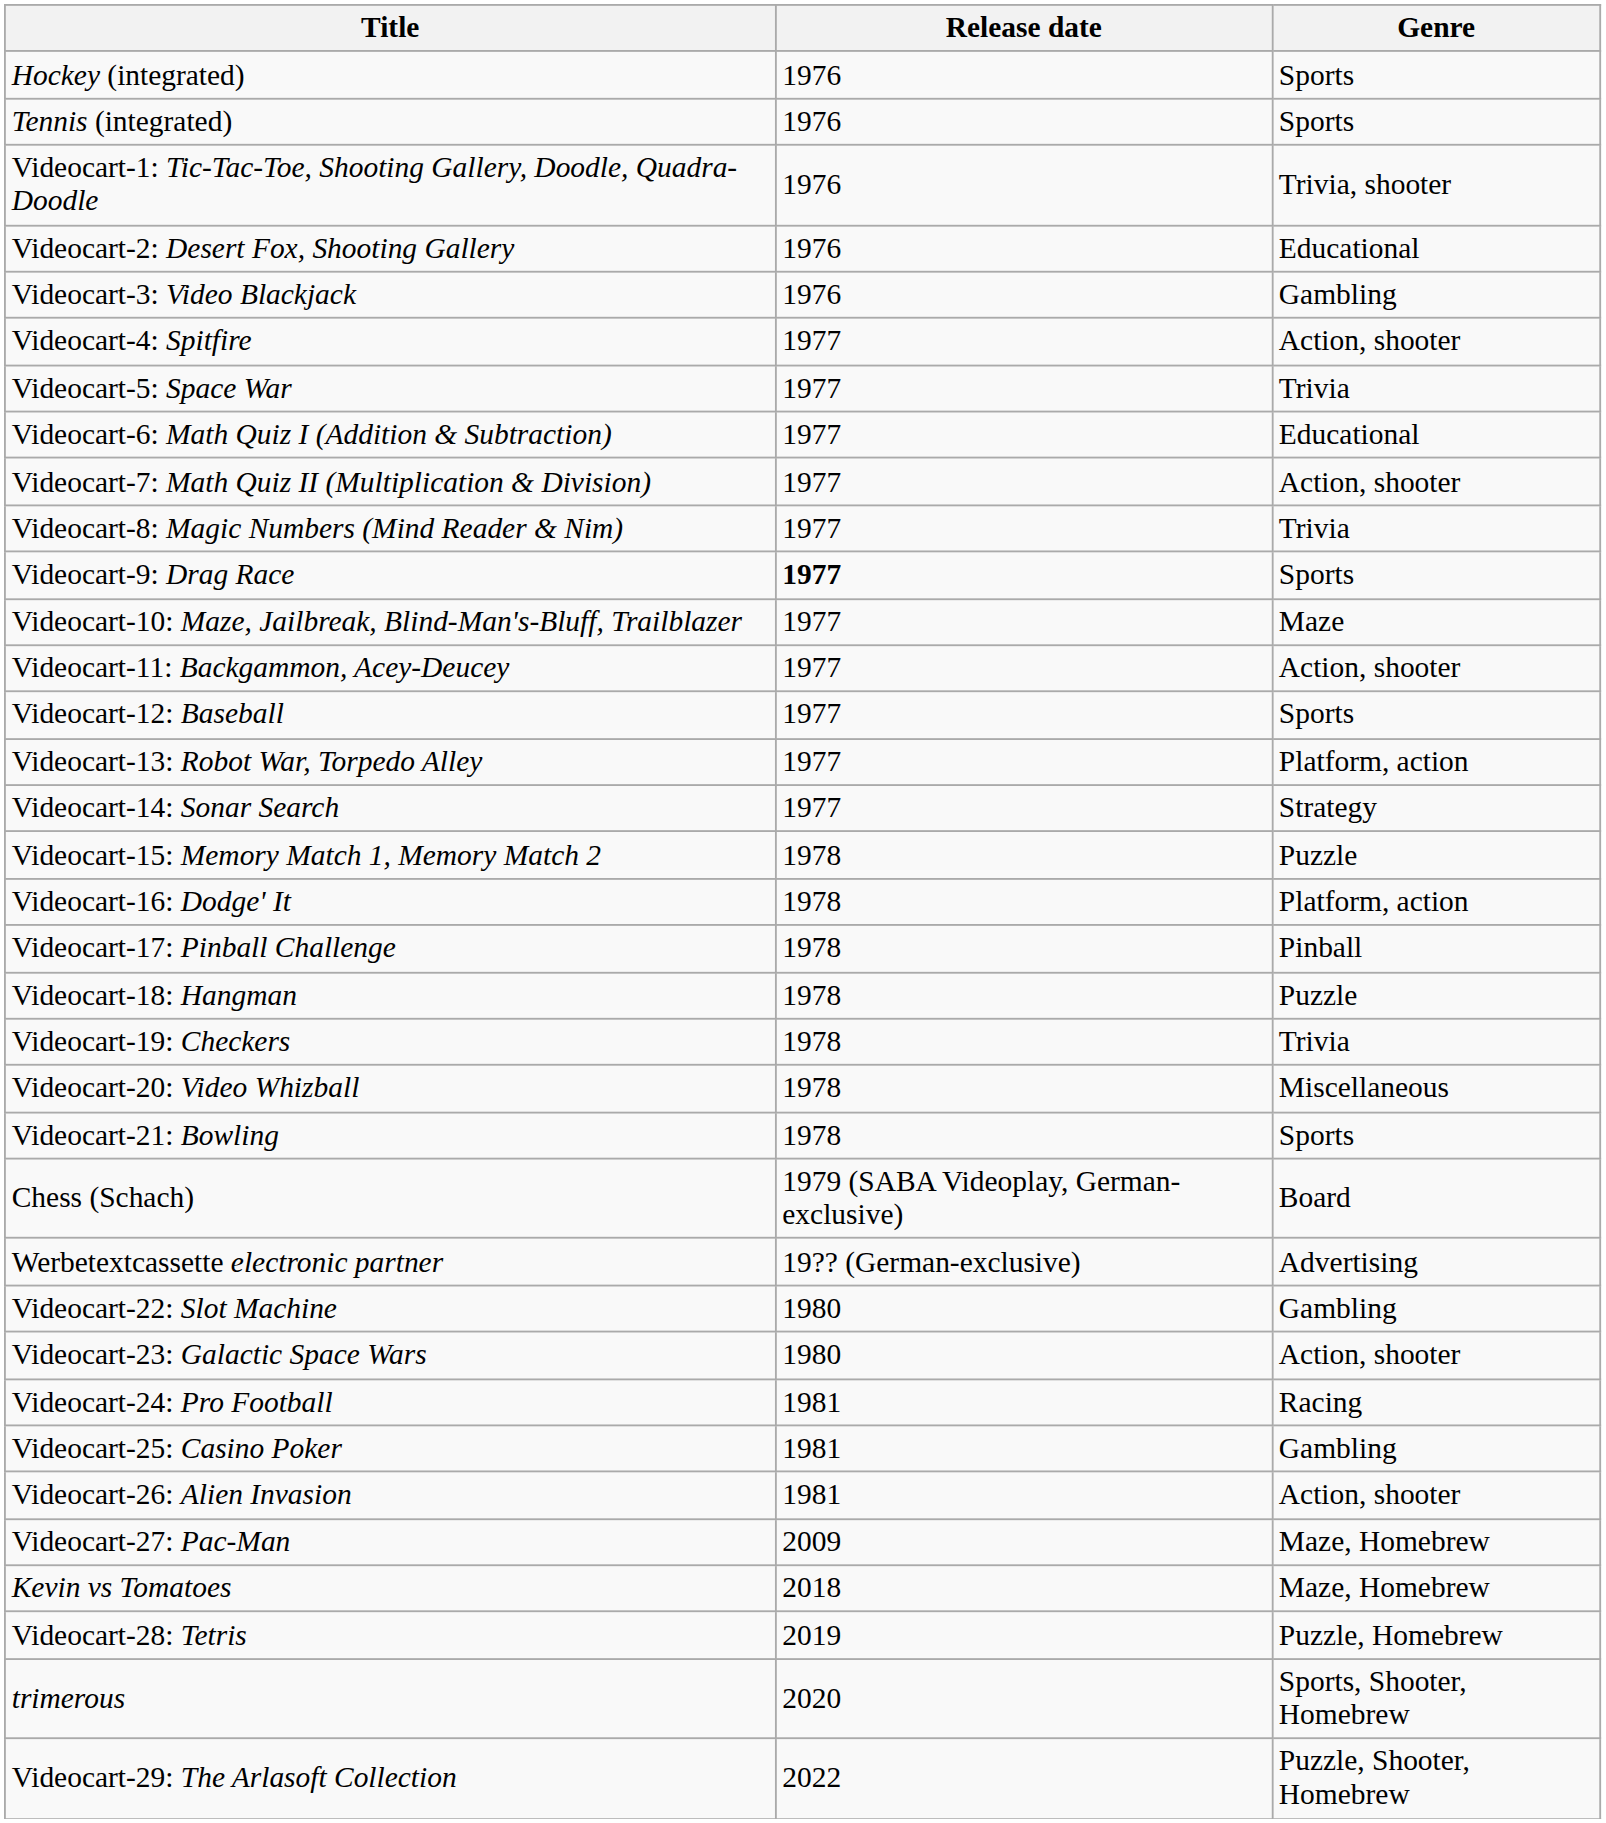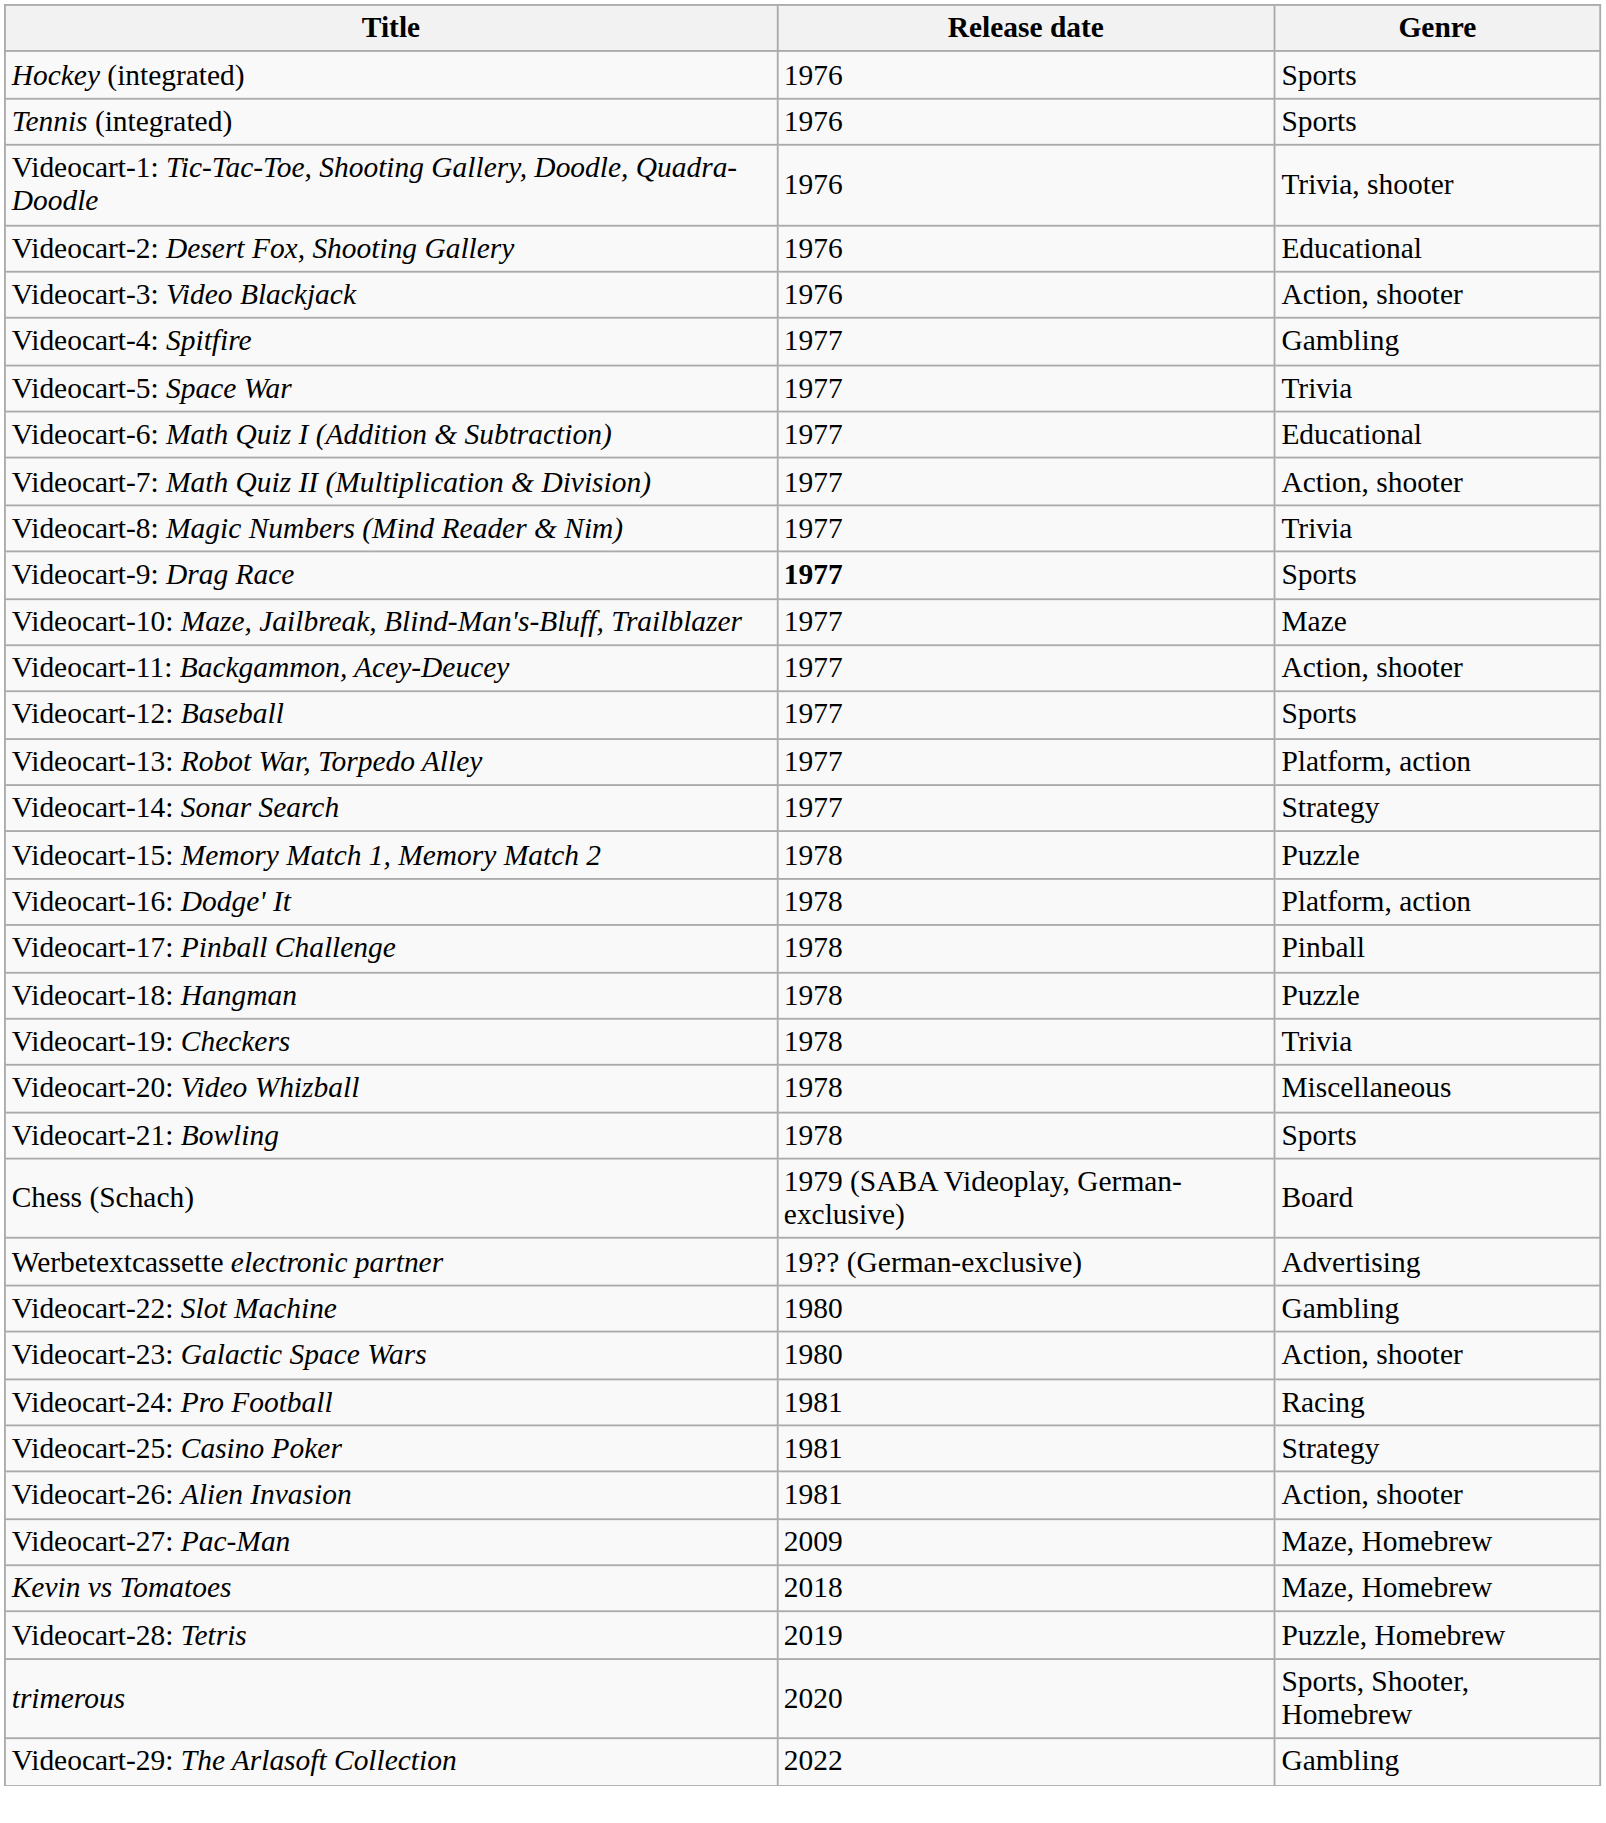(1338, 294) Gambling -> (1372, 294) Action, shooter
(1370, 341) Action, shooter -> (1340, 341) Gambling
(1338, 1448) Gambling -> (1330, 1448) Strategy
(1374, 1777) Puzzle, Shooter, Homebrew -> (1340, 1761) Gambling
